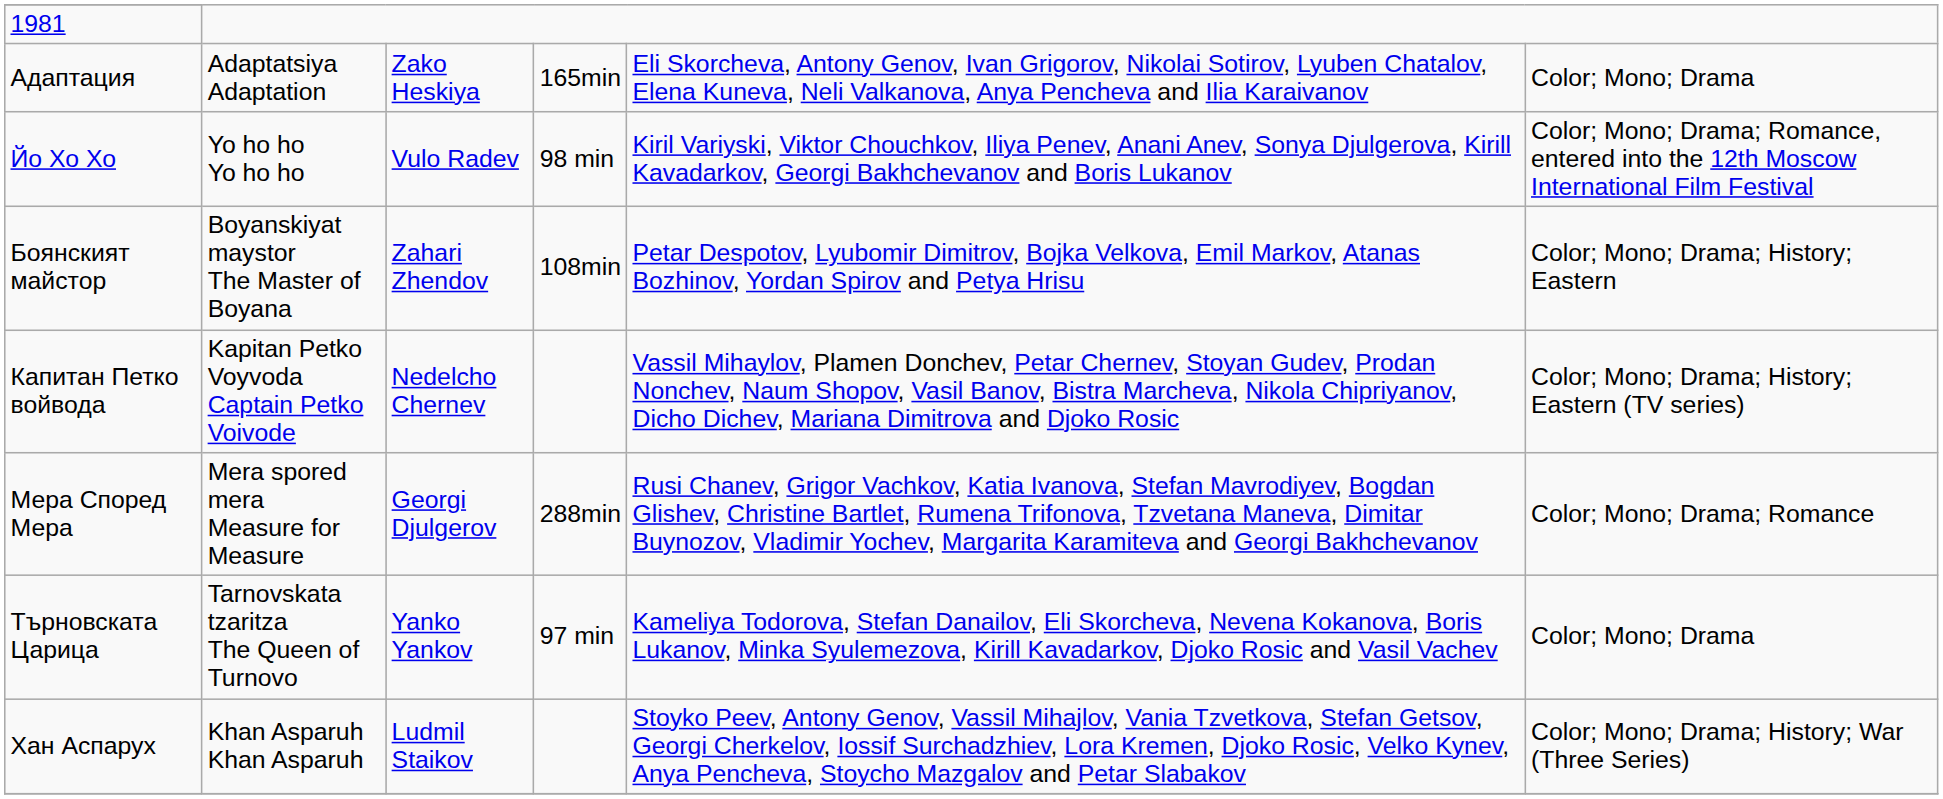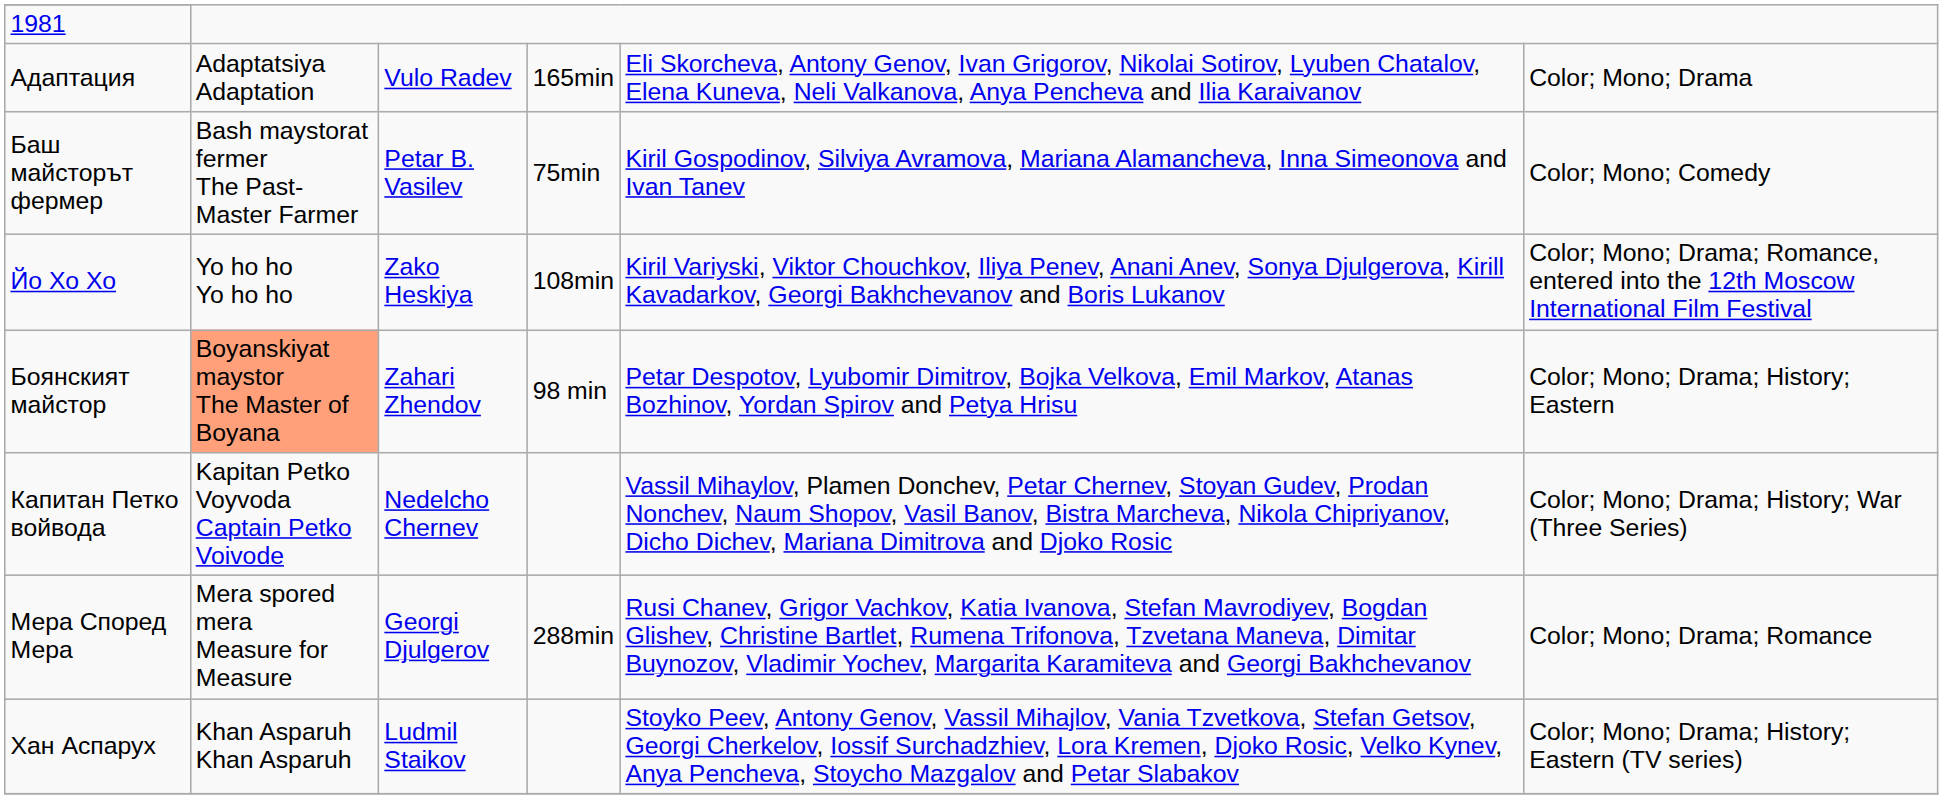(436, 77) Zako Heskiya -> (448, 77) Vulo Radev
+ row: (72, 172)
(455, 158) Vulo Radev -> (428, 281) Zako Heskiya
(577, 158) 98 min -> (573, 281) 108min
(284, 267) no background -> (272, 390) lightsalmon background
(580, 267) 108min -> (570, 390) 98 min
(1692, 390) Color; Mono; Drama; History; Eastern (TV series) -> (1715, 513) Color; Mono; Drama; History; War (Three Series)
- row: (84, 636)
(1717, 745) Color; Mono; Drama; History; War (Three Series) -> (1690, 745) Color; Mono; Drama; History; Eastern (TV series)
